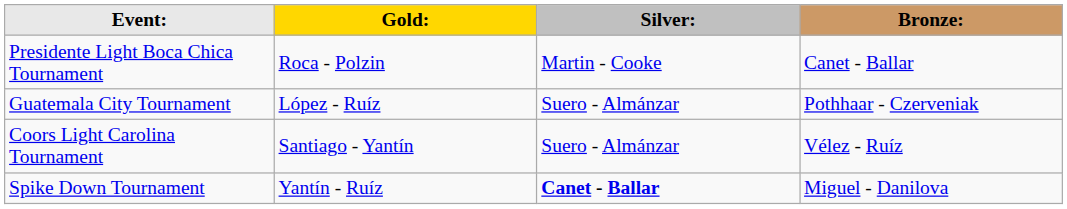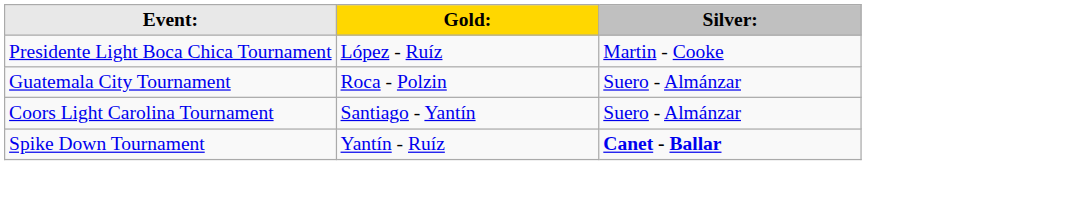- column: (931, 19)
(332, 61) Roca - Polzin -> (392, 50) López - Ruíz
(330, 103) López - Ruíz -> (394, 81) Roca - Polzin
